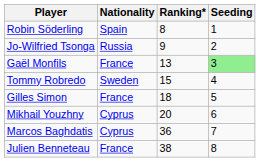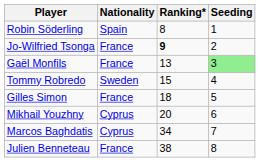(116, 47) Russia -> (116, 47) France
(162, 47) normal -> (162, 47) bold
(165, 132) 36 -> (165, 132) 34
